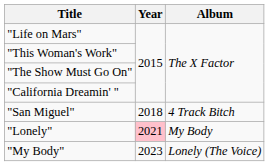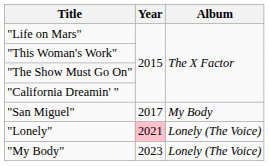(150, 111) 2018 -> (150, 111) 2017
(201, 111) 4 Track Bitch -> (190, 111) My Body
(190, 131) My Body -> (215, 131) Lonely (The Voice)
